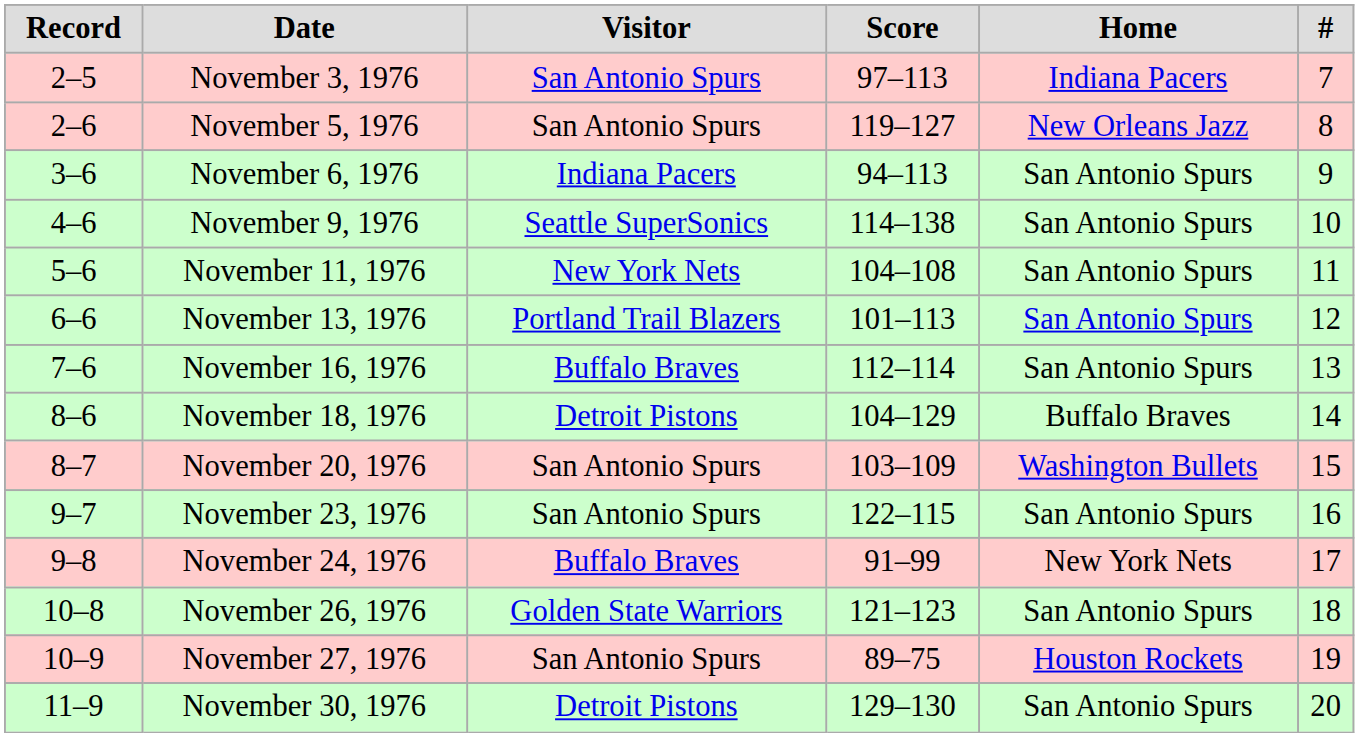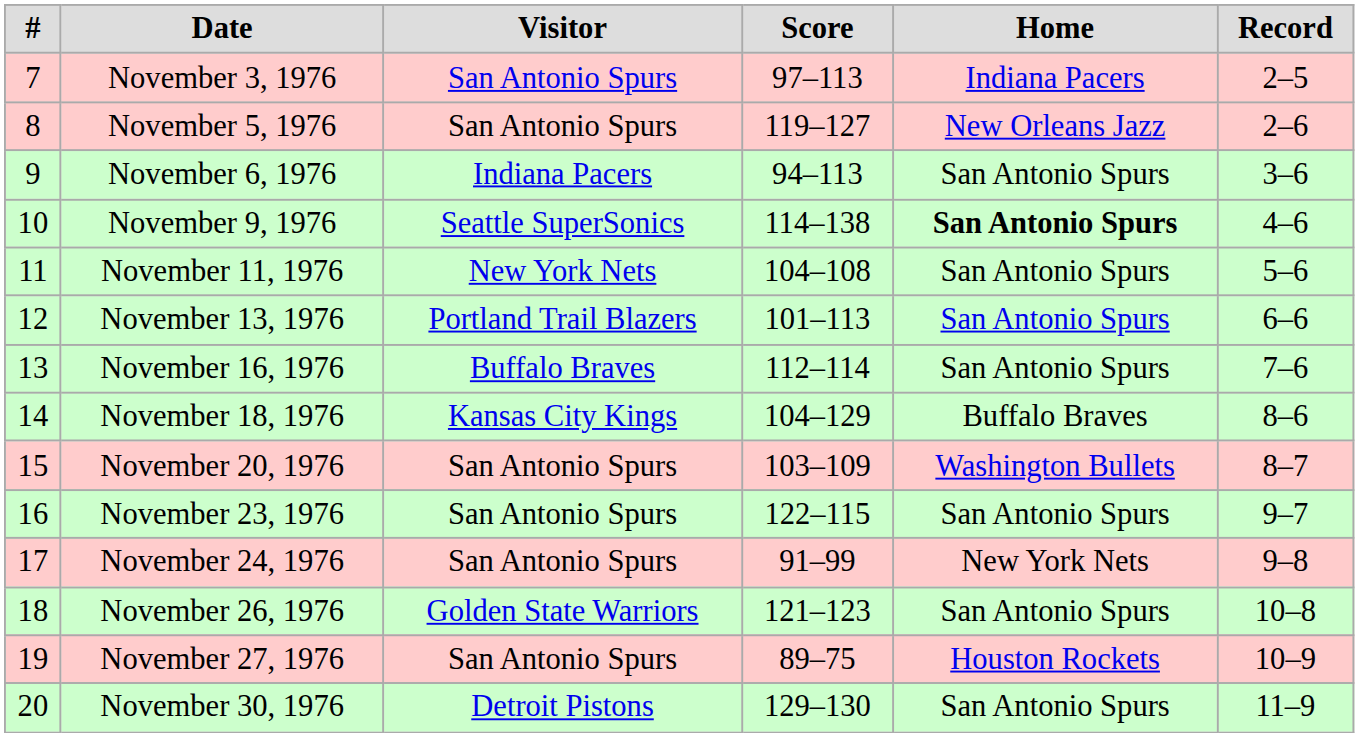columns swapped: (1326, 28) <-> (74, 28)
(1138, 222) normal -> (1055, 222) bold
(646, 416) Detroit Pistons -> (563, 416) Kansas City Kings
(646, 561) Buffalo Braves -> (563, 561) San Antonio Spurs
